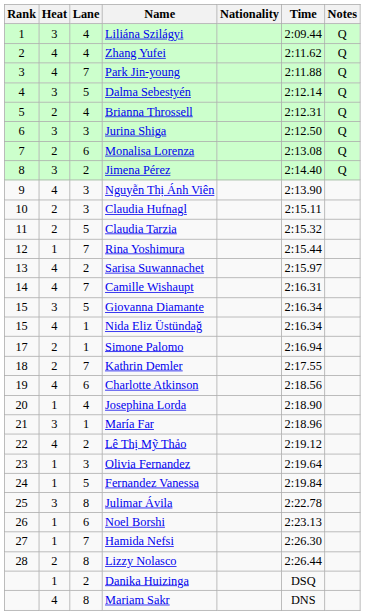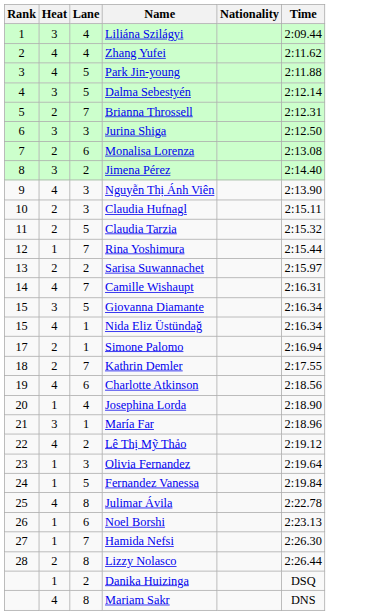- column: (342, 14)
(86, 72) 7 -> (86, 72) 5
(86, 111) 4 -> (86, 111) 7
(54, 268) 4 -> (54, 268) 2
(54, 502) 3 -> (54, 502) 4
